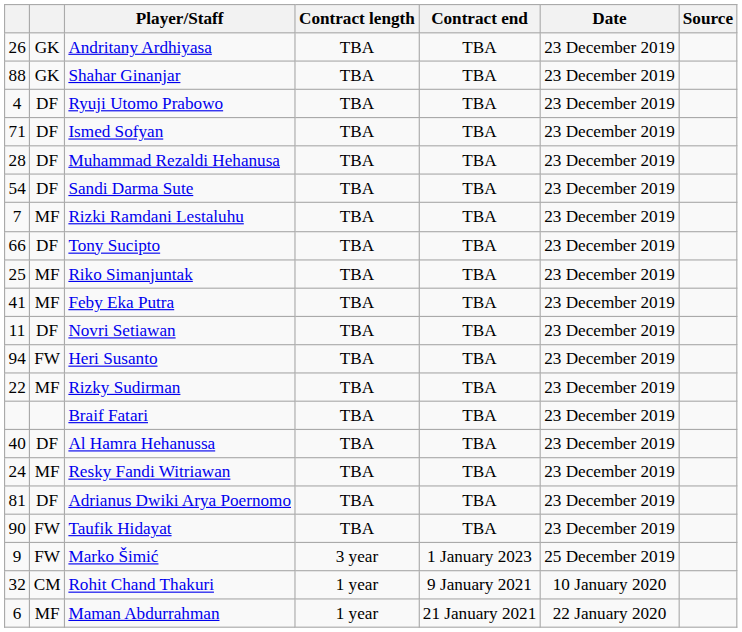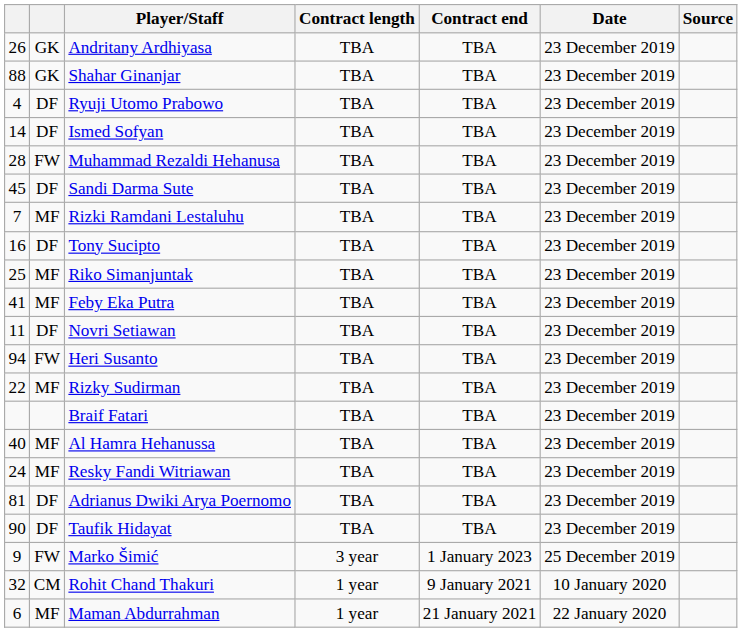(17, 132) 71 -> (17, 132) 14
(47, 160) DF -> (47, 160) FW
(17, 188) 54 -> (17, 188) 45
(17, 245) 66 -> (17, 245) 16
(47, 443) DF -> (47, 443) MF
(47, 528) FW -> (47, 528) DF
